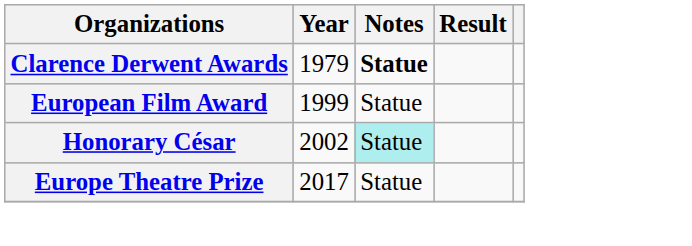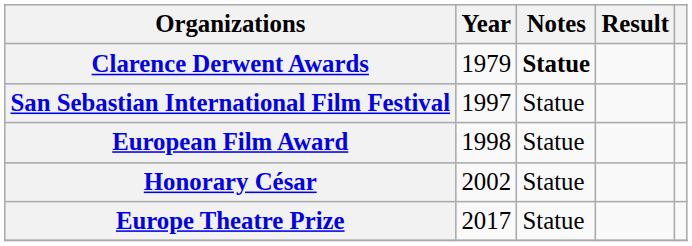+ row: (230, 102)
(324, 102) 1999 -> (486, 142) 1998
(391, 142) paleturquoise background -> (553, 181) no background
